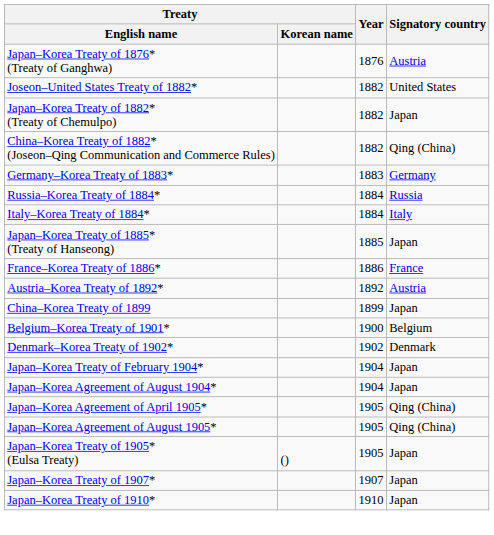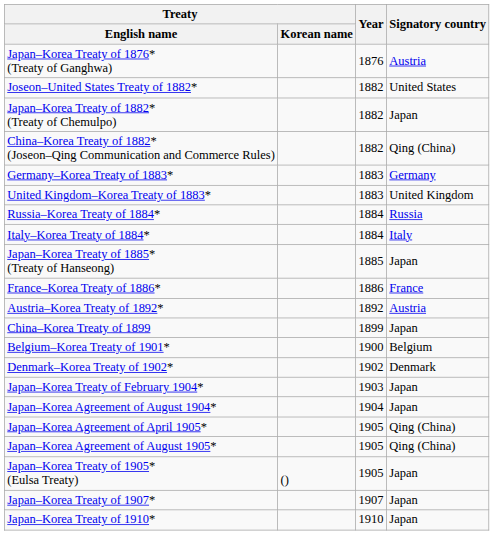+ row: (109, 195)
(371, 367) 1904 -> (371, 387) 1903
